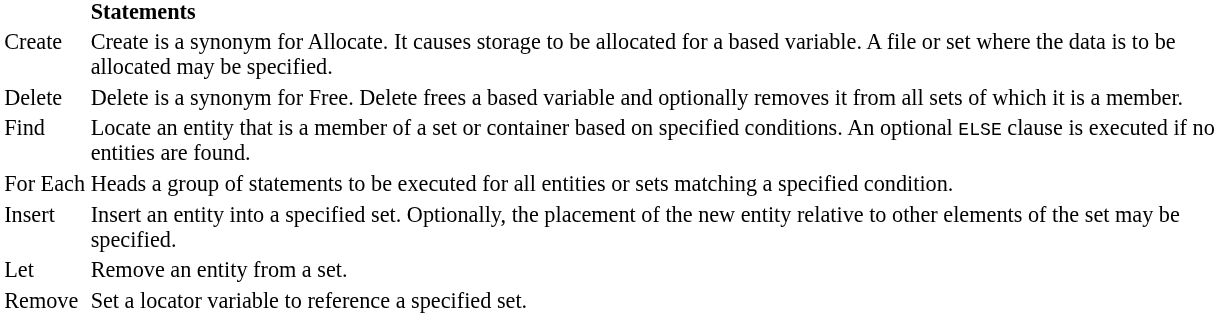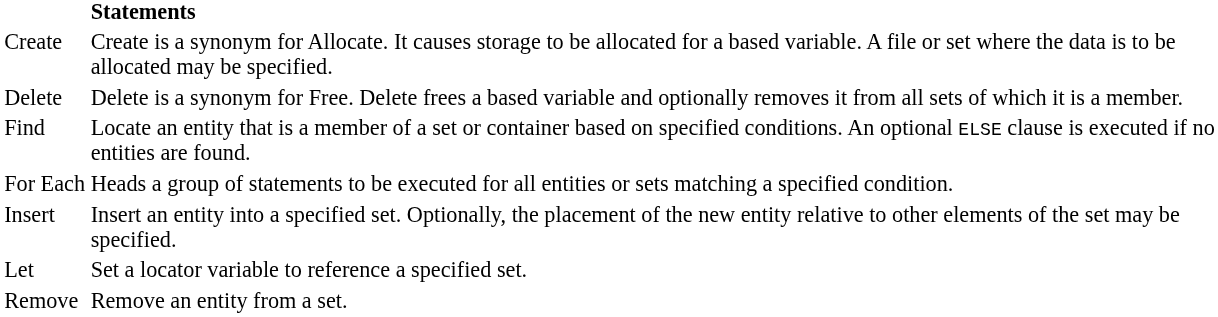(219, 270) Remove an entity from a set. -> (309, 270) Set a locator variable to reference a specified set.
(309, 300) Set a locator variable to reference a specified set. -> (219, 300) Remove an entity from a set.
